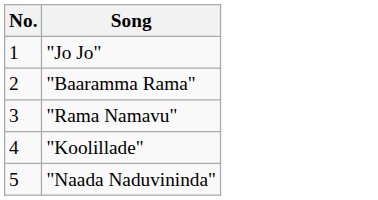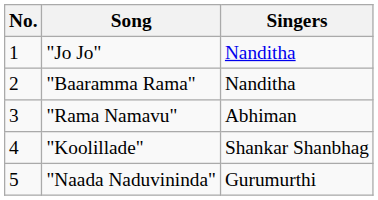+ column: (297, 20)
